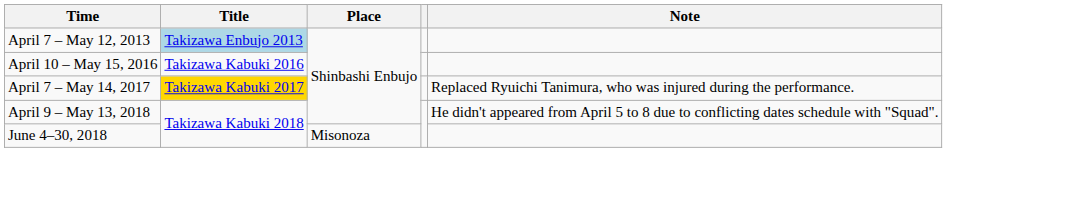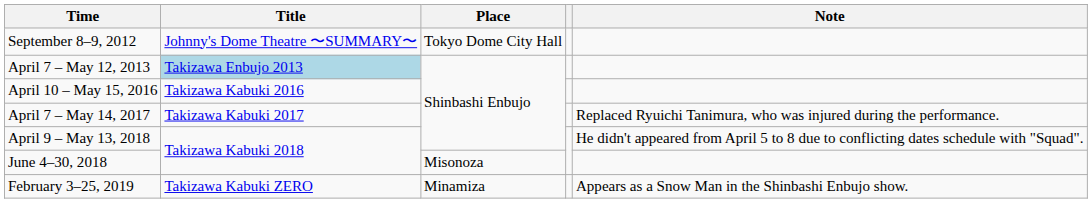+ row: (72, 41)
(234, 87) gold background -> (234, 114) no background
+ row: (71, 186)
